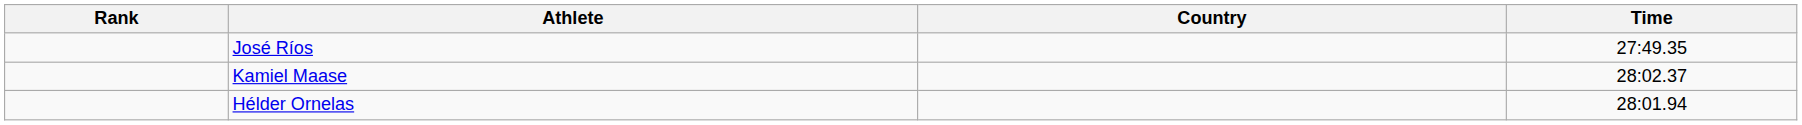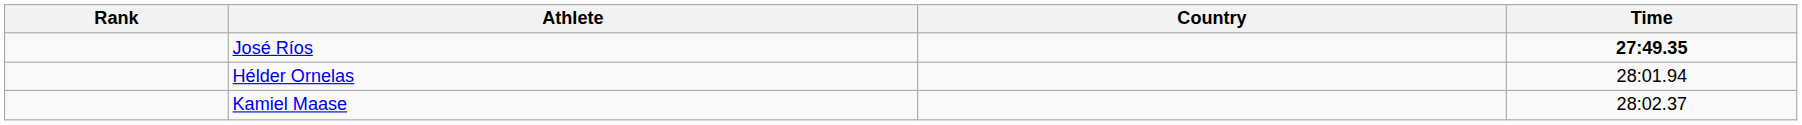(1652, 47) normal -> (1652, 47) bold
rows swapped: (293, 104) <-> (290, 76)
